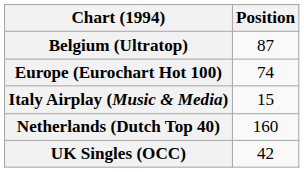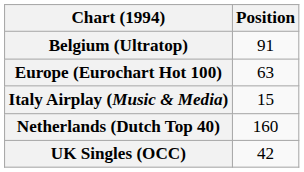(266, 45) 87 -> (266, 45) 91
(266, 72) 74 -> (266, 72) 63
